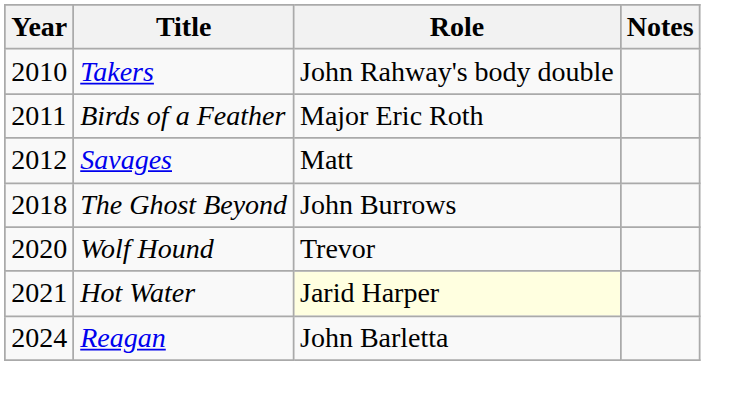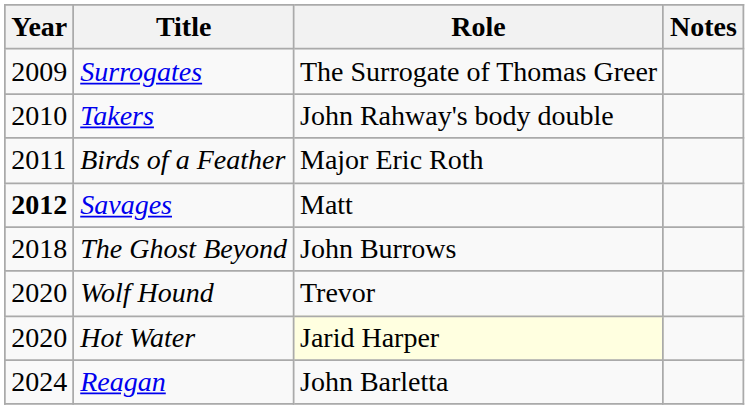+ row: (141, 71)
(39, 159) normal -> (39, 204) bold
(39, 293) 2021 -> (39, 337) 2020
